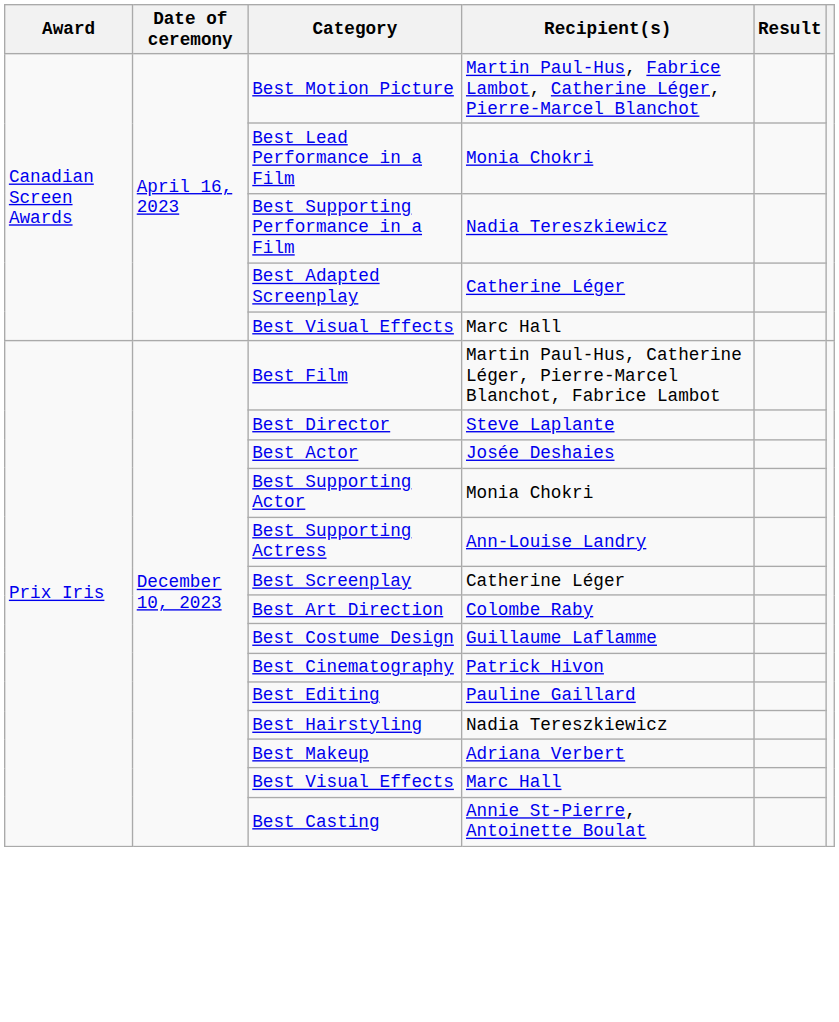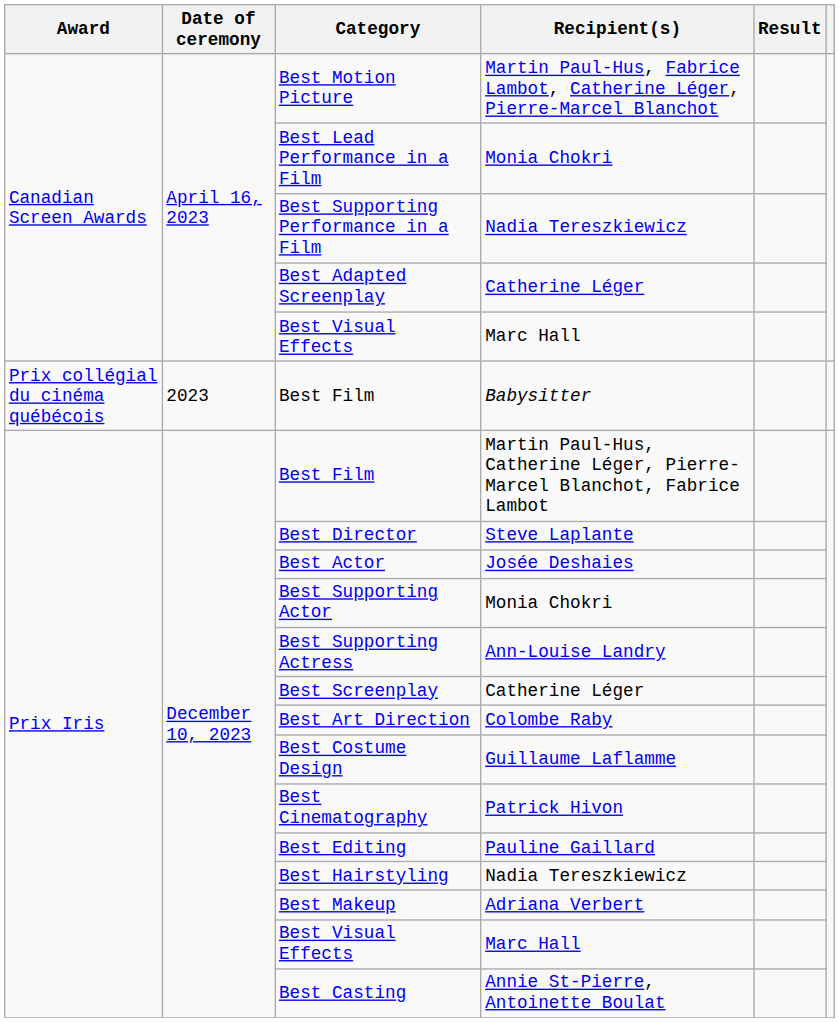+ row: (83, 396)
